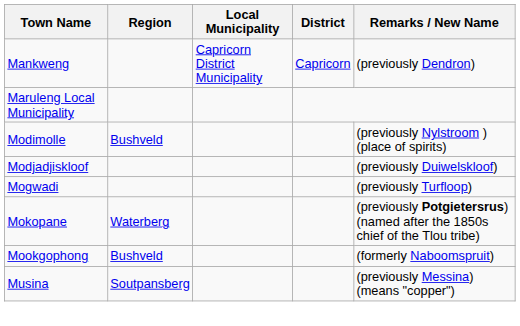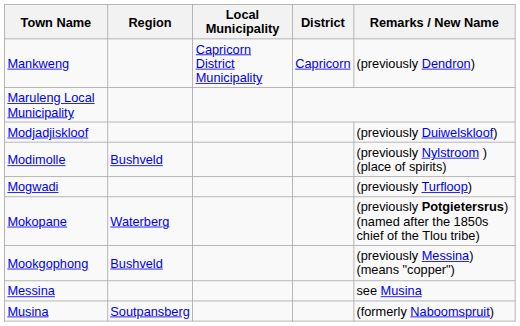rows swapped: (36, 140) <-> (48, 167)
(425, 256) (formerly Naboomspruit) -> (415, 263) (previously Messina) (means "copper")
+ row: (31, 291)
(415, 284) (previously Messina) (means "copper") -> (425, 311) (formerly Naboomspruit)
